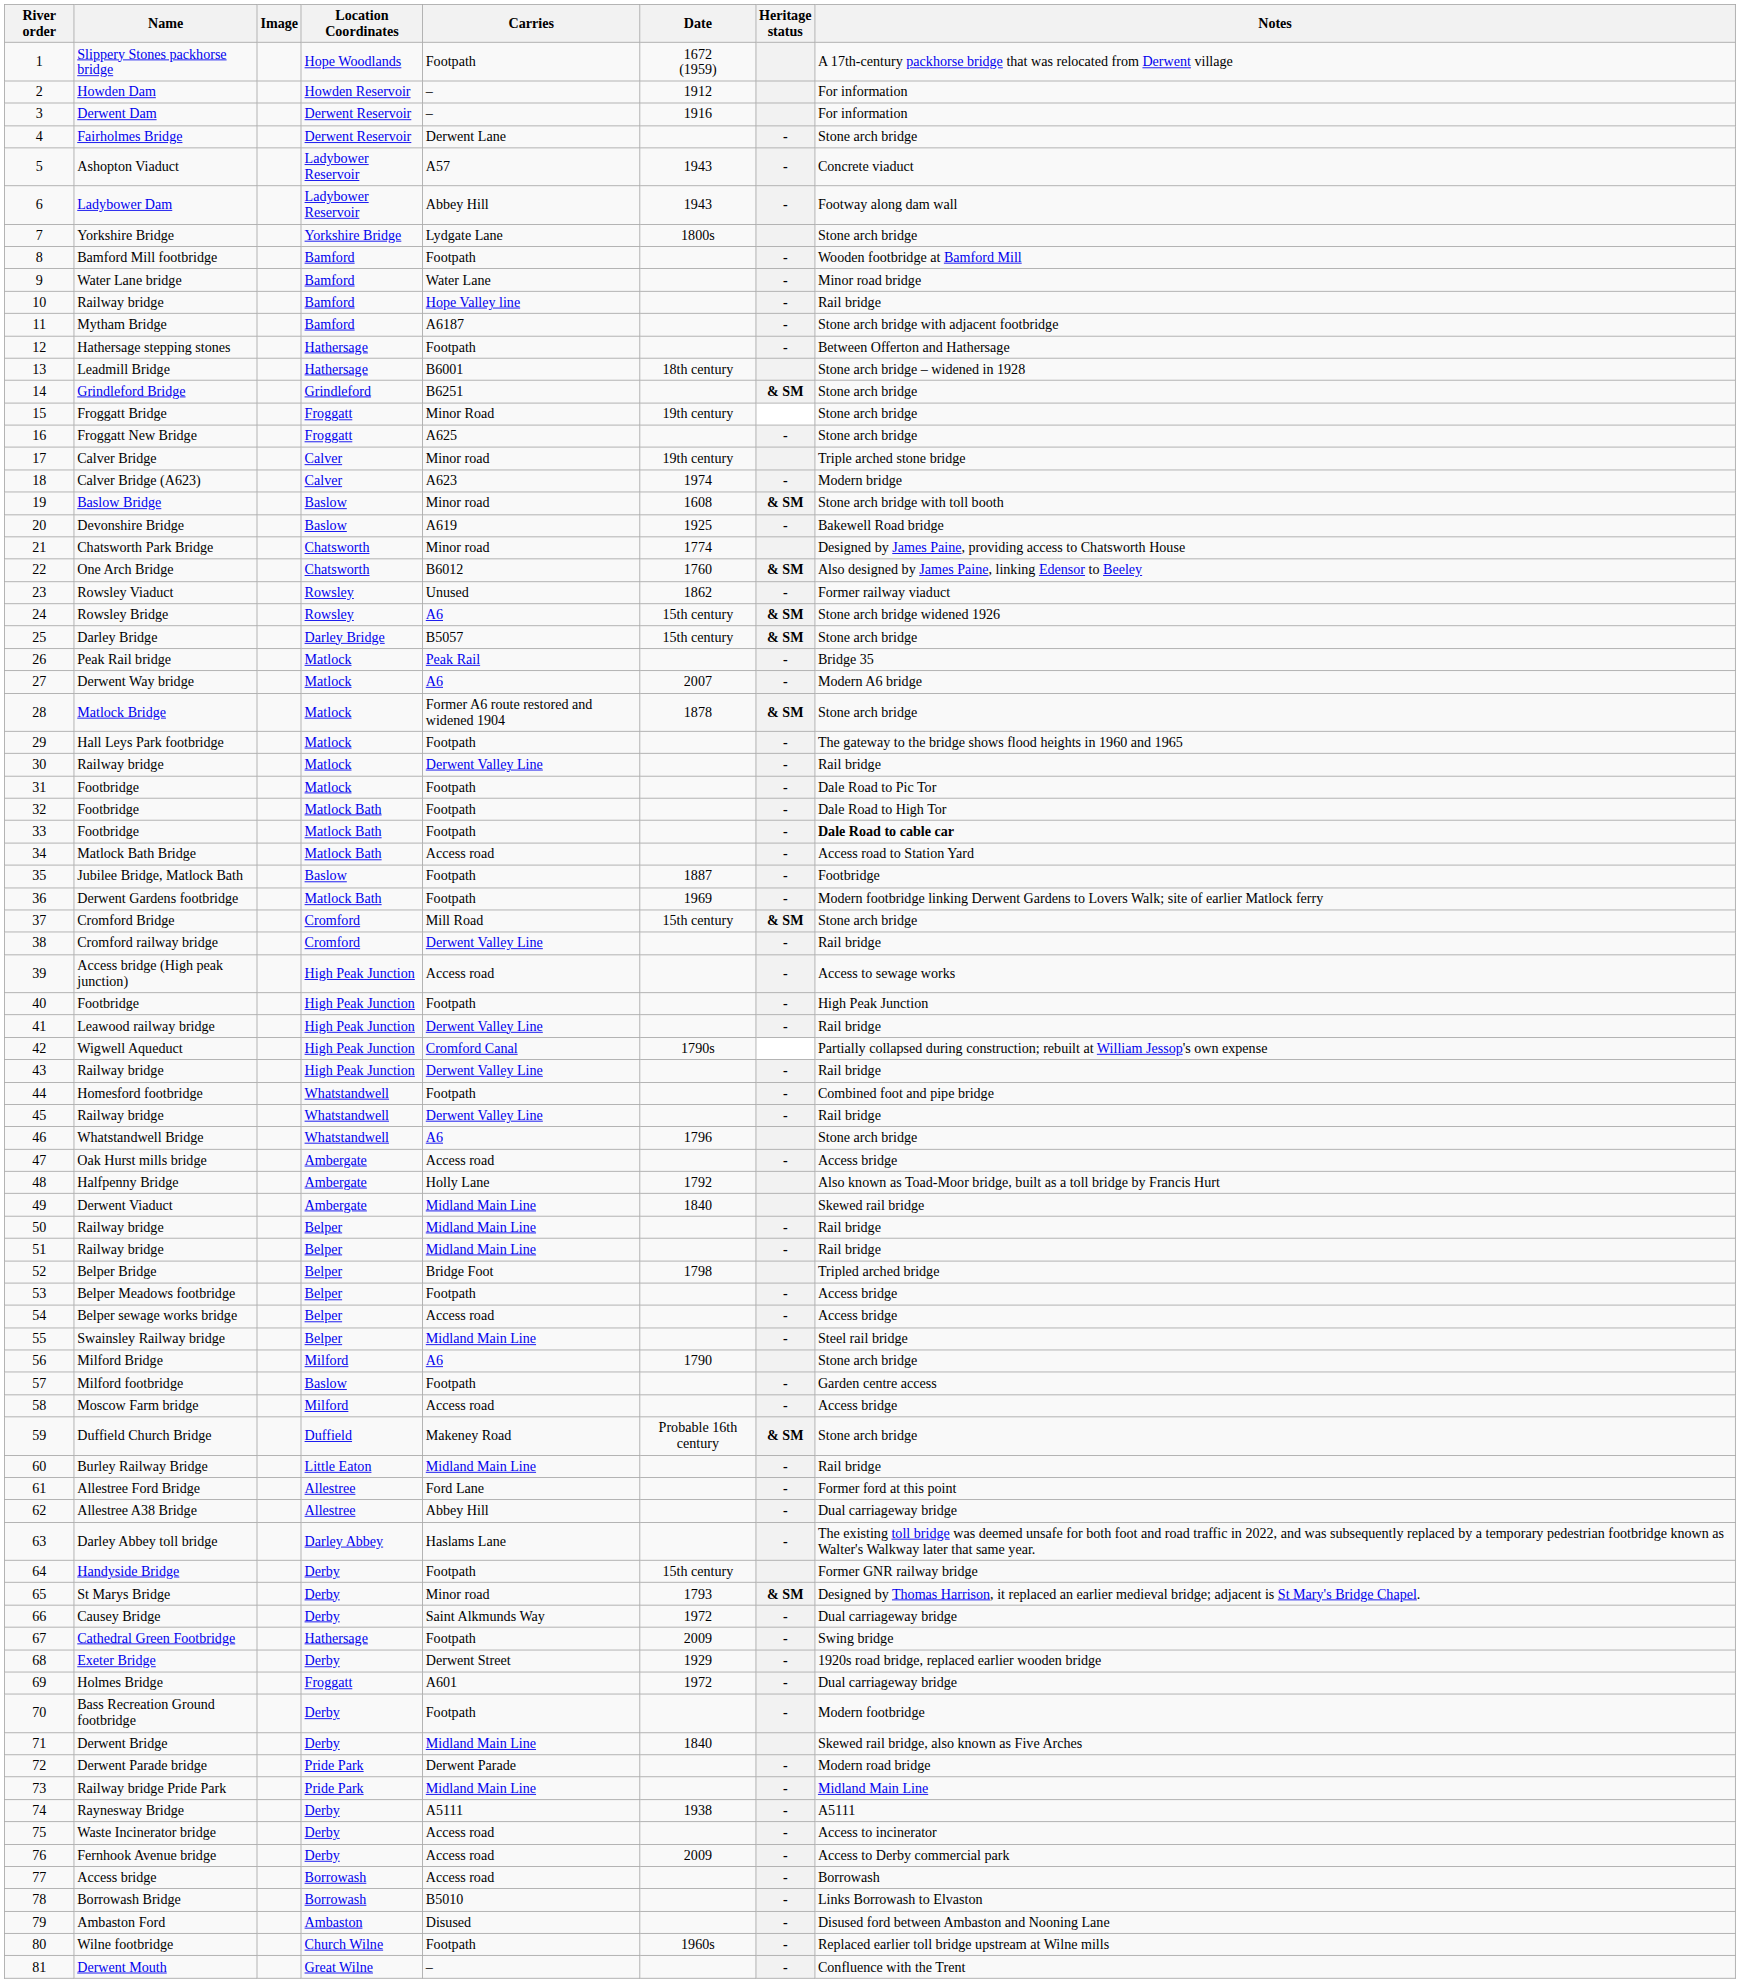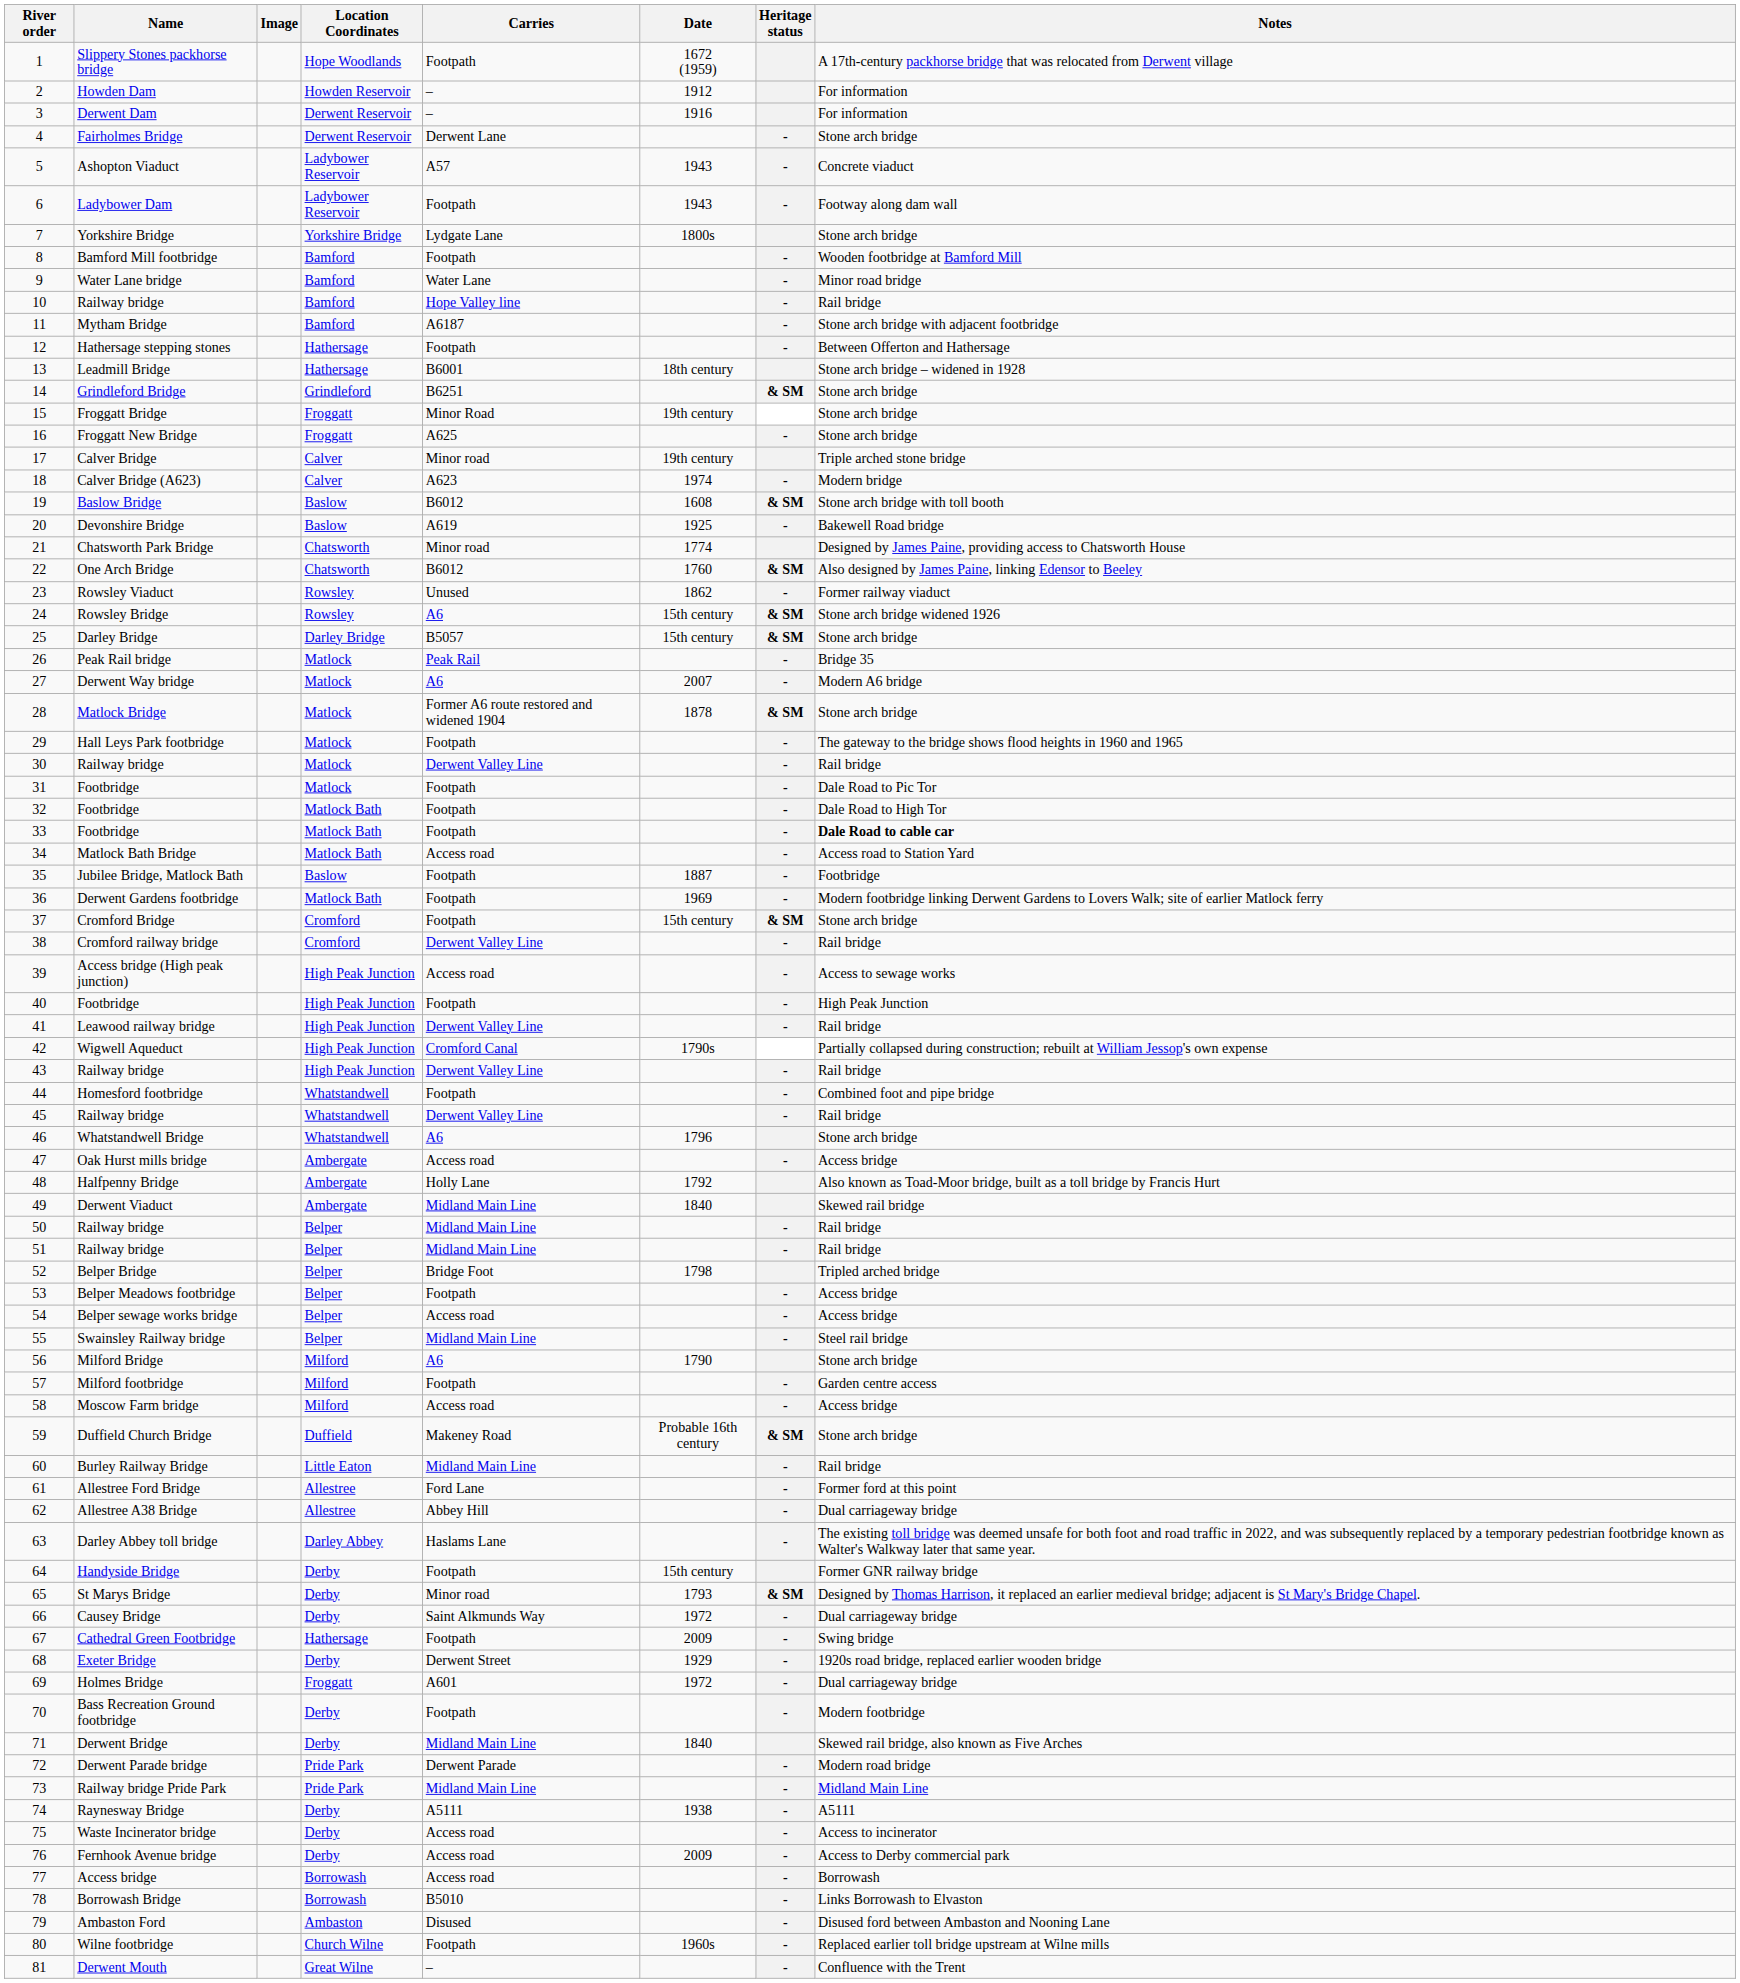(457, 205) Abbey Hill -> (451, 205) Footpath
(458, 503) Minor road -> (445, 503) B6012
(455, 921) Mill Road -> (451, 921) Footpath
(326, 1383) Baslow -> (326, 1383) Milford
